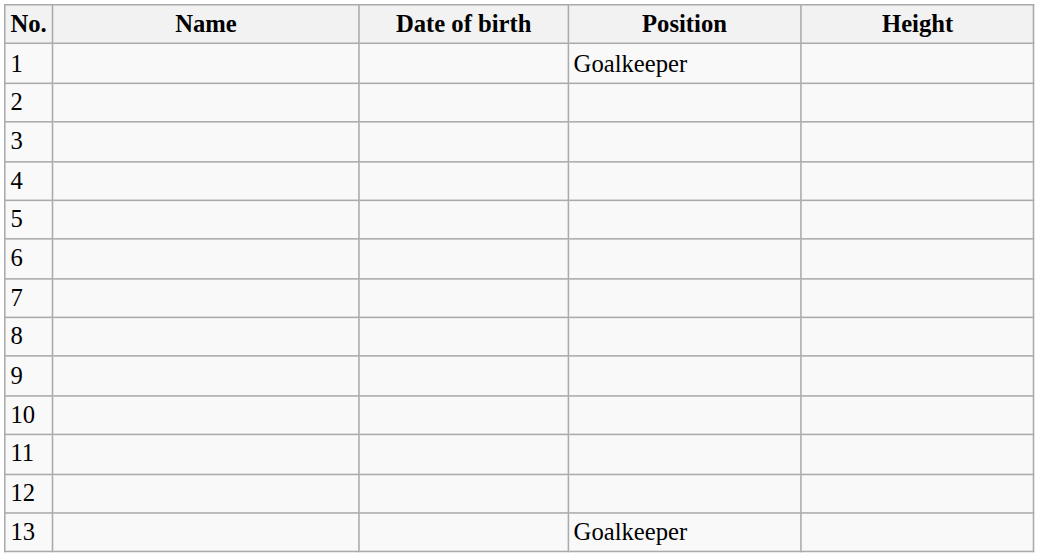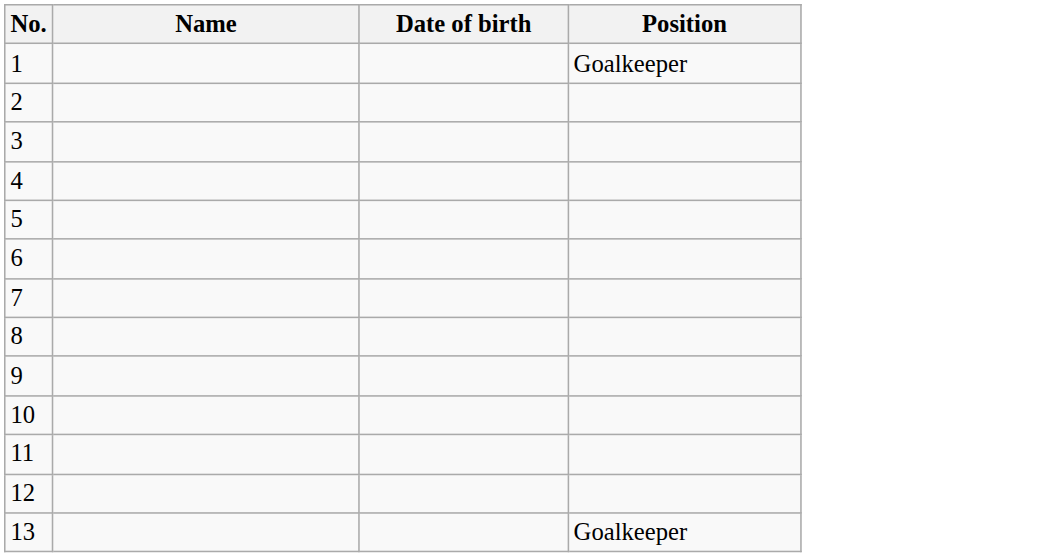- column: (918, 24)
